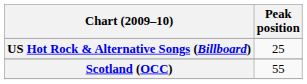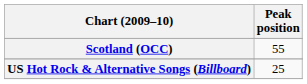rows swapped: (129, 68) <-> (129, 48)
